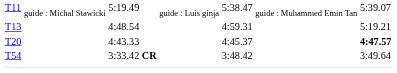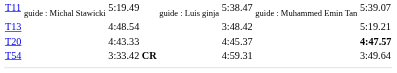(237, 27) 4:59.31 -> (237, 27) 3:48.42
(237, 55) 3:48.42 -> (237, 55) 4:59.31
